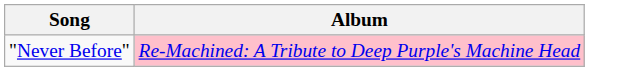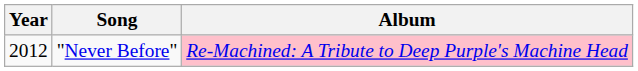+ column: (28, 19)
